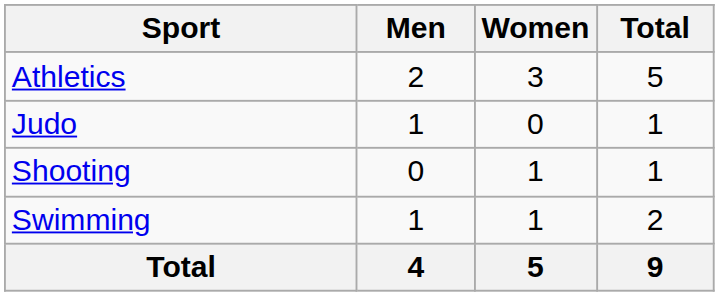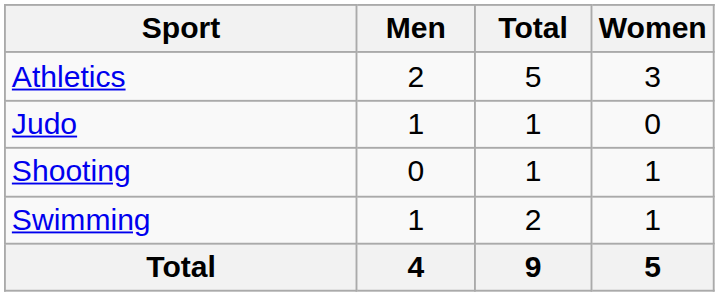columns swapped: (535, 28) <-> (655, 28)
